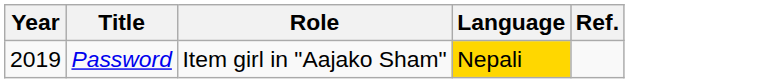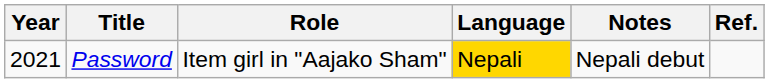+ column: (640, 22)
(35, 58) 2019 -> (35, 58) 2021
